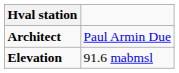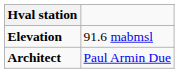rows swapped: (35, 57) <-> (34, 36)
